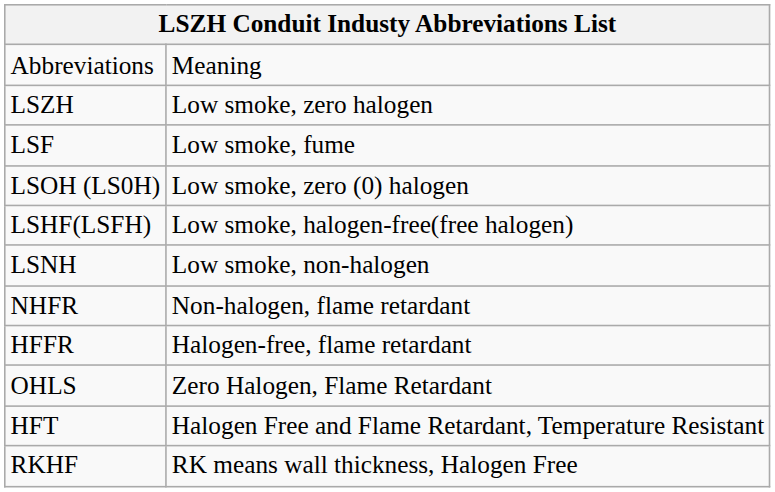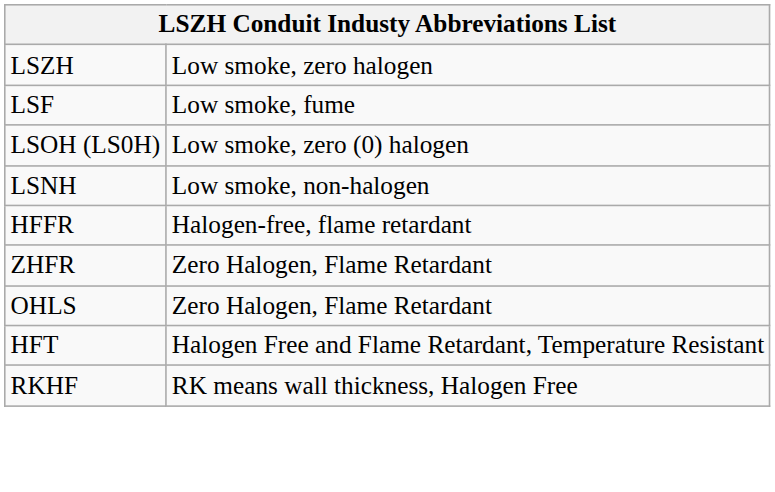- row: (82, 64)
- row: (81, 225)
- row: (44, 305)
+ row: (43, 265)
